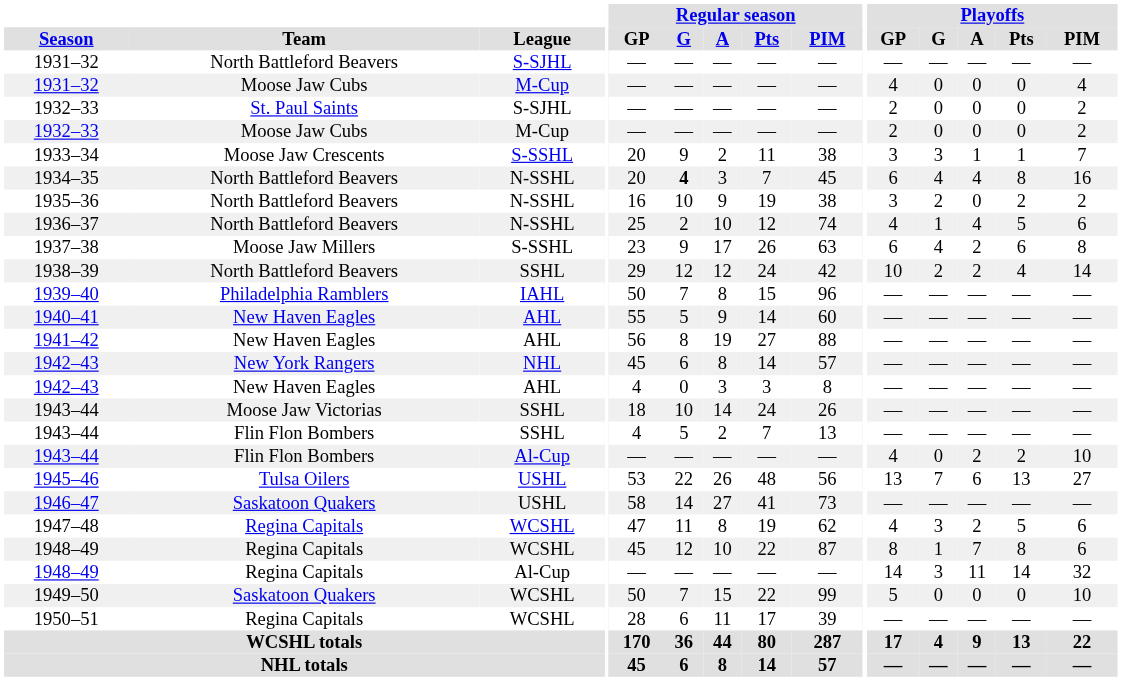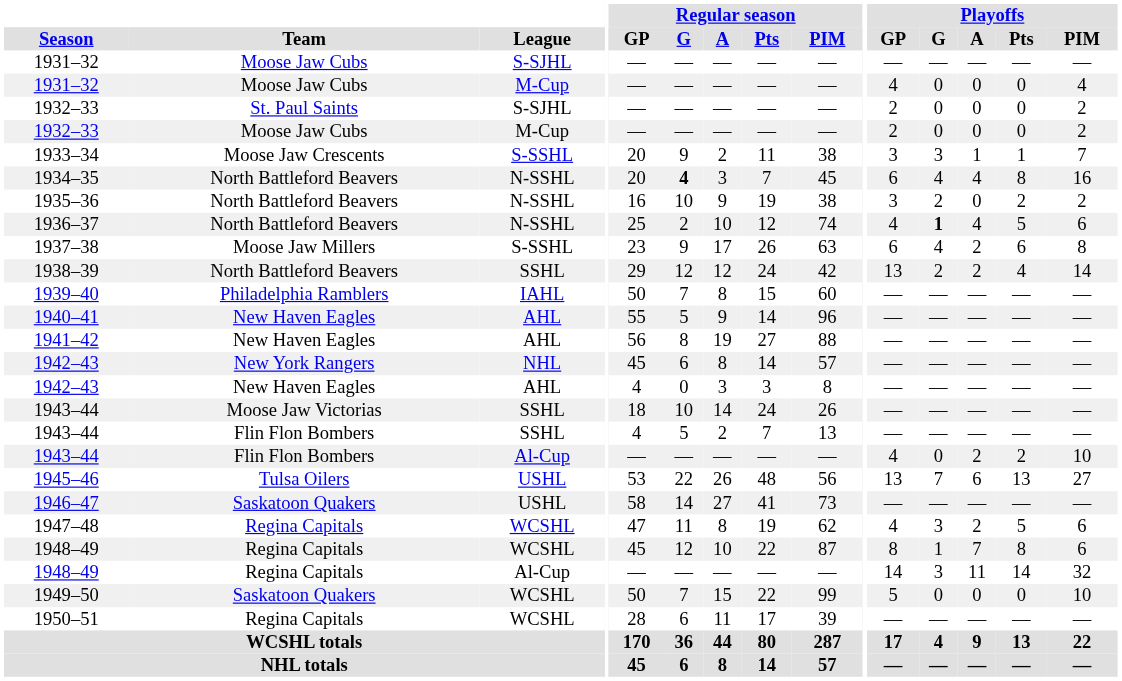(304, 61) North Battleford Beavers -> (304, 61) Moose Jaw Cubs
(938, 224) normal -> (938, 224) bold
(893, 270) 10 -> (893, 270) 13
(827, 293) 96 -> (827, 293) 60
(827, 317) 60 -> (827, 317) 96
